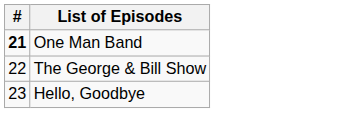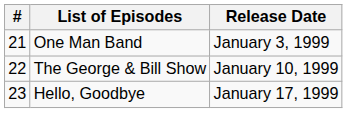+ column: (276, 17)
(17, 42) bold -> (17, 42) normal
